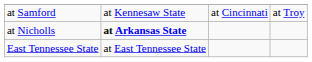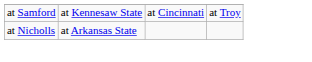(145, 30) bold -> (99, 30) normal
- row: (53, 48)
